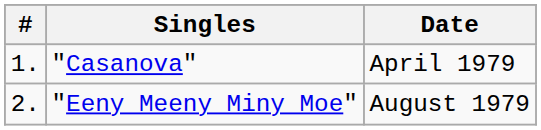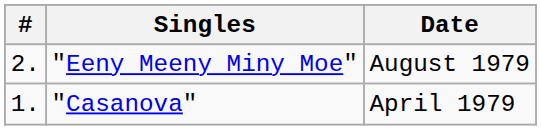rows swapped: (124, 64) <-> (205, 104)
